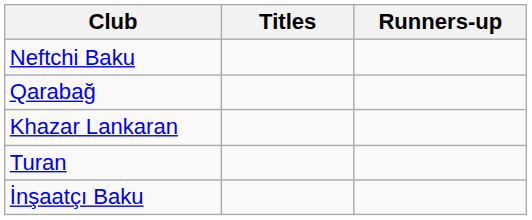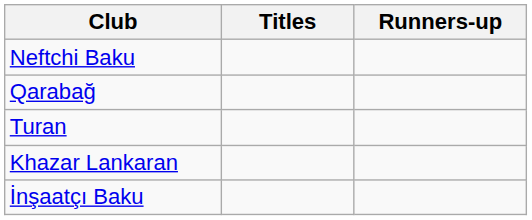rows swapped: (94, 127) <-> (38, 162)
